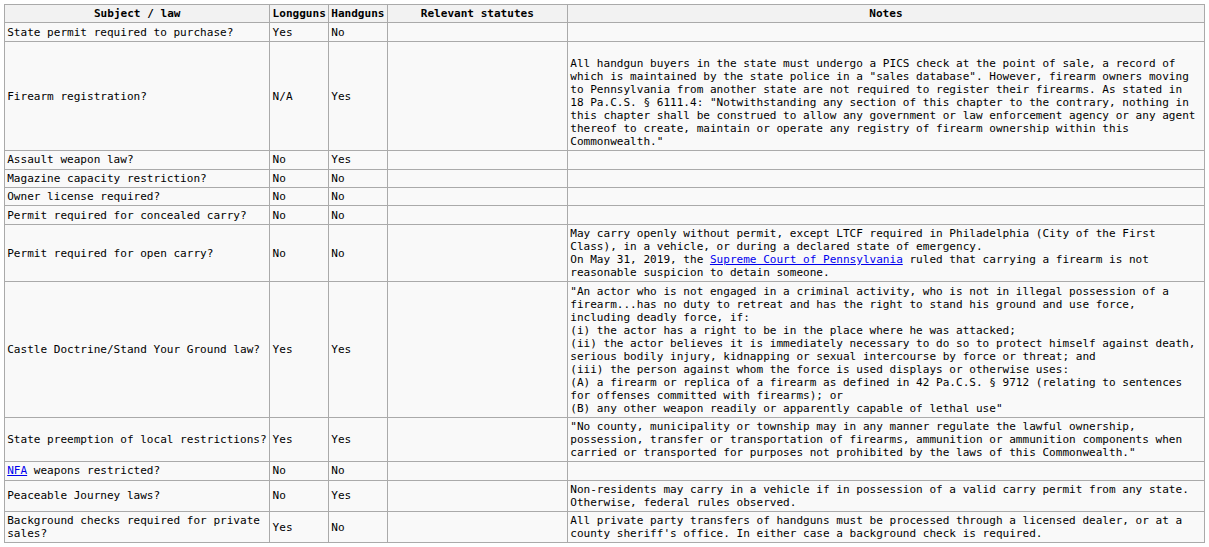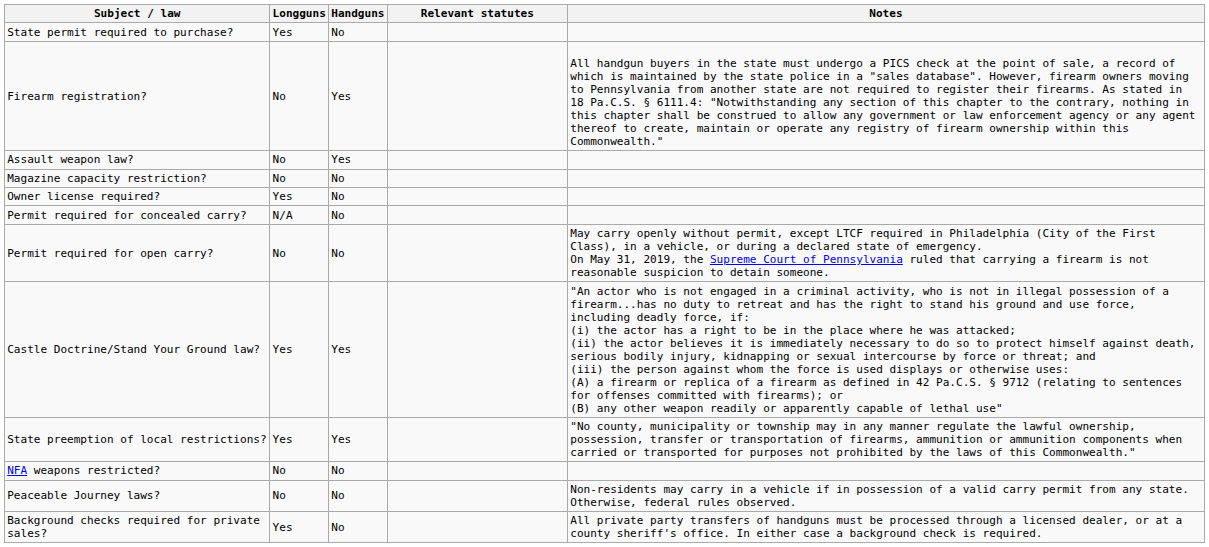(283, 96) N/A -> (279, 96) No
(279, 197) No -> (283, 197) Yes
(279, 215) No -> (283, 215) N/A
(341, 496) Yes -> (338, 496) No
